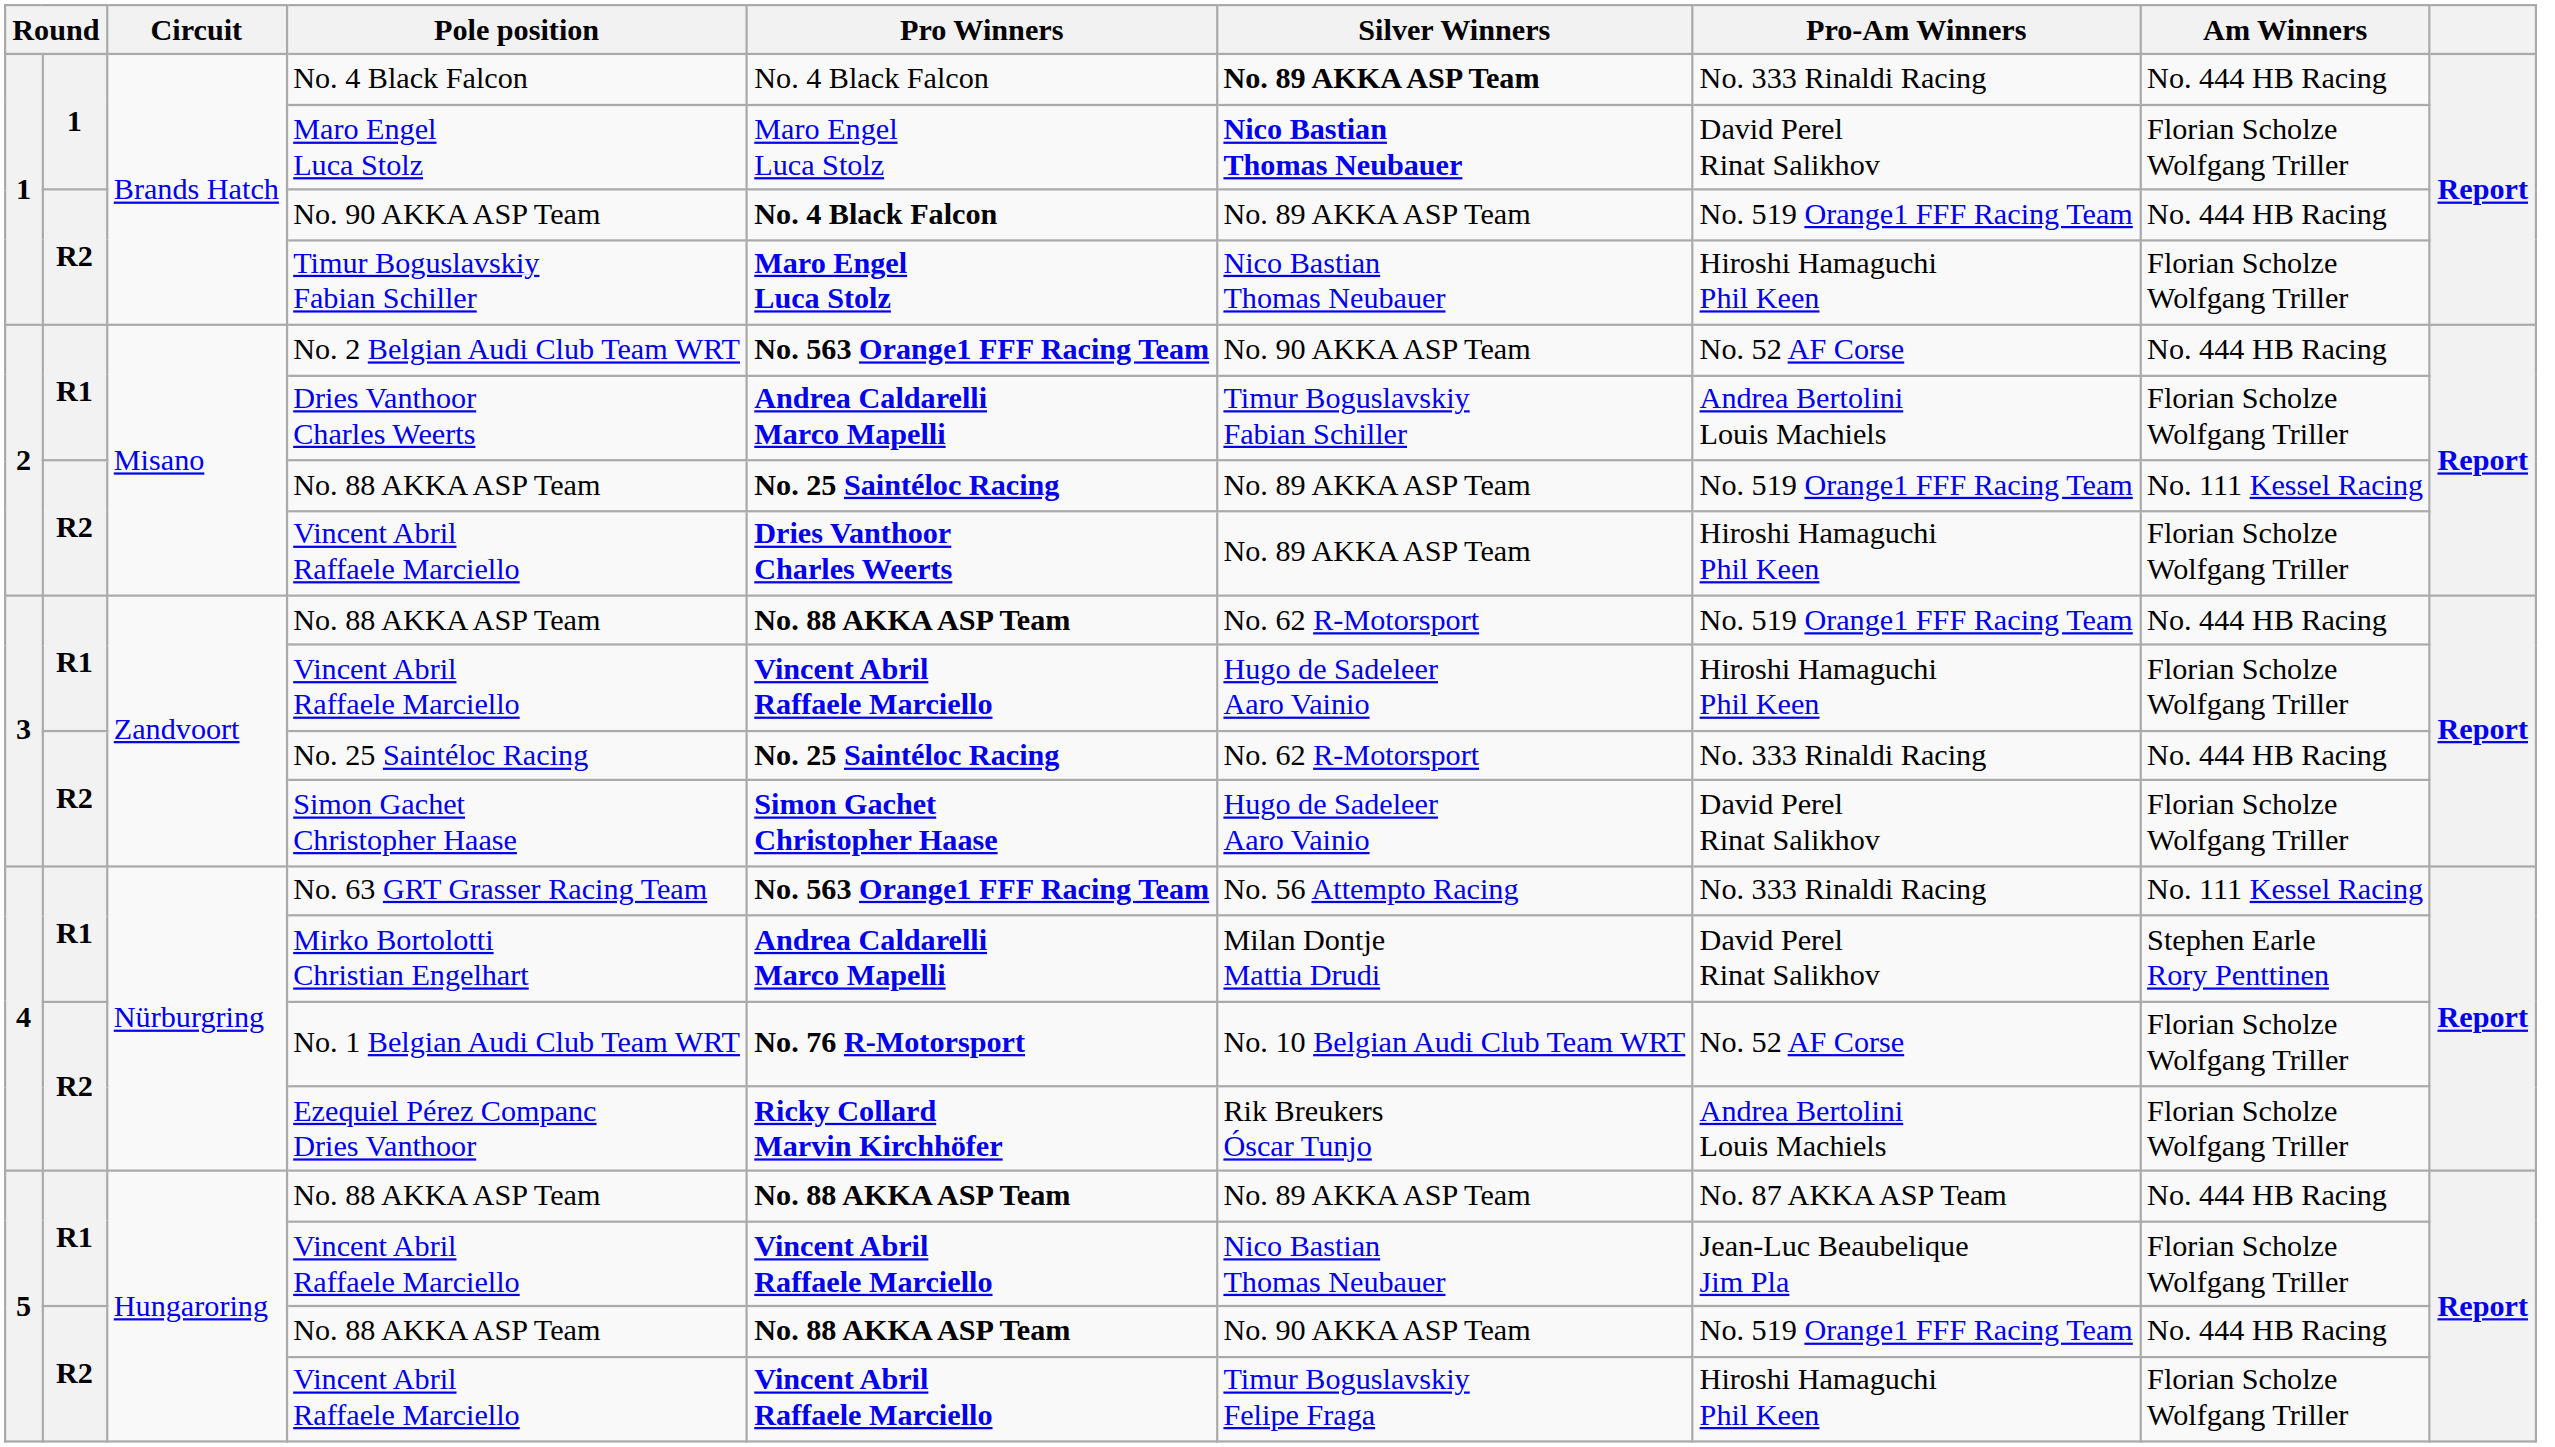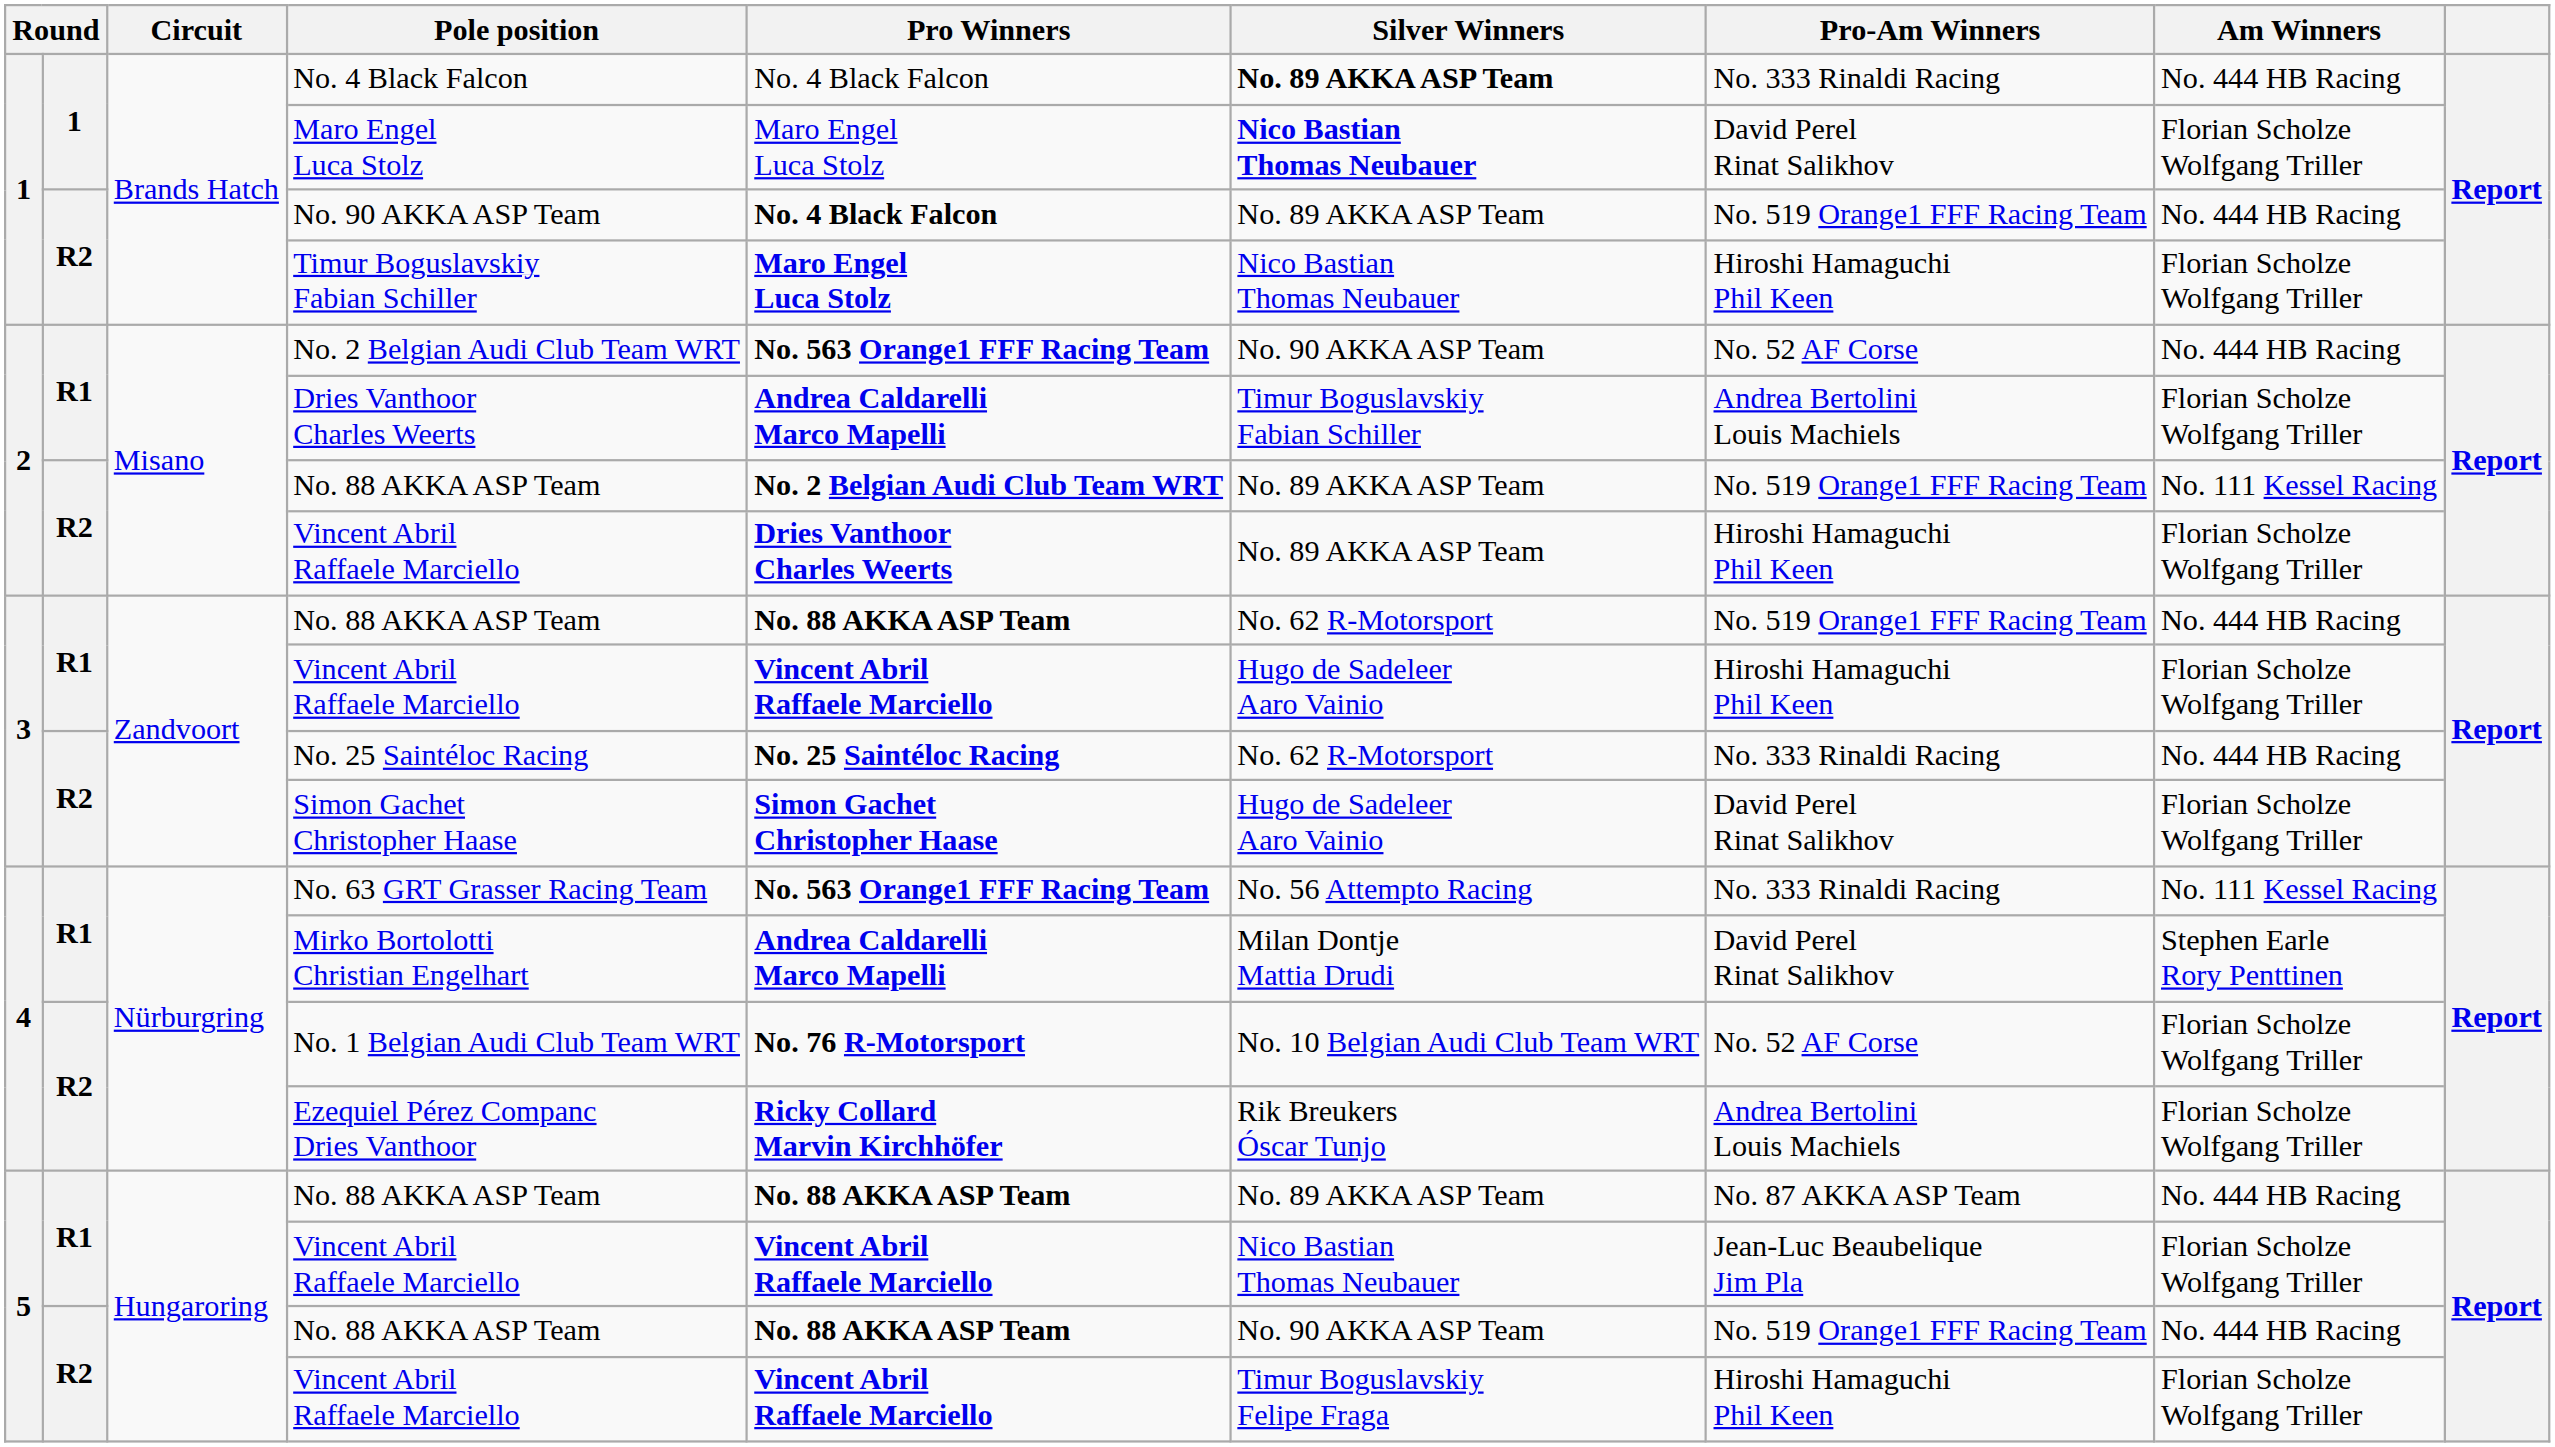(907, 484) No. 25 Saintéloc Racing -> (989, 484) No. 2 Belgian Audi Club Team WRT
